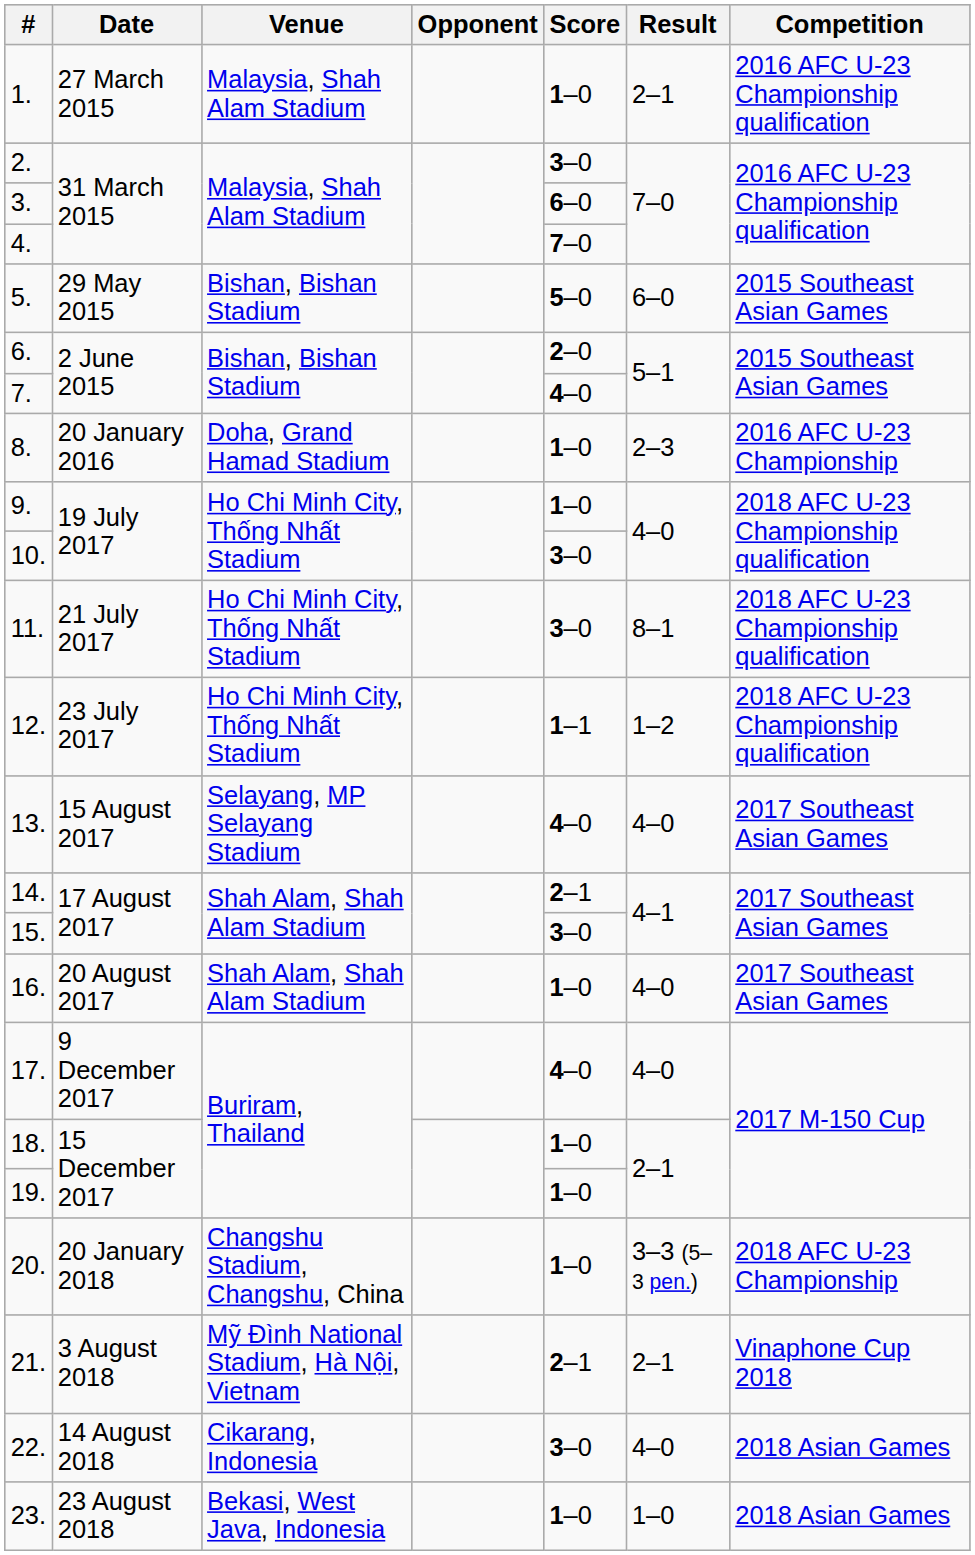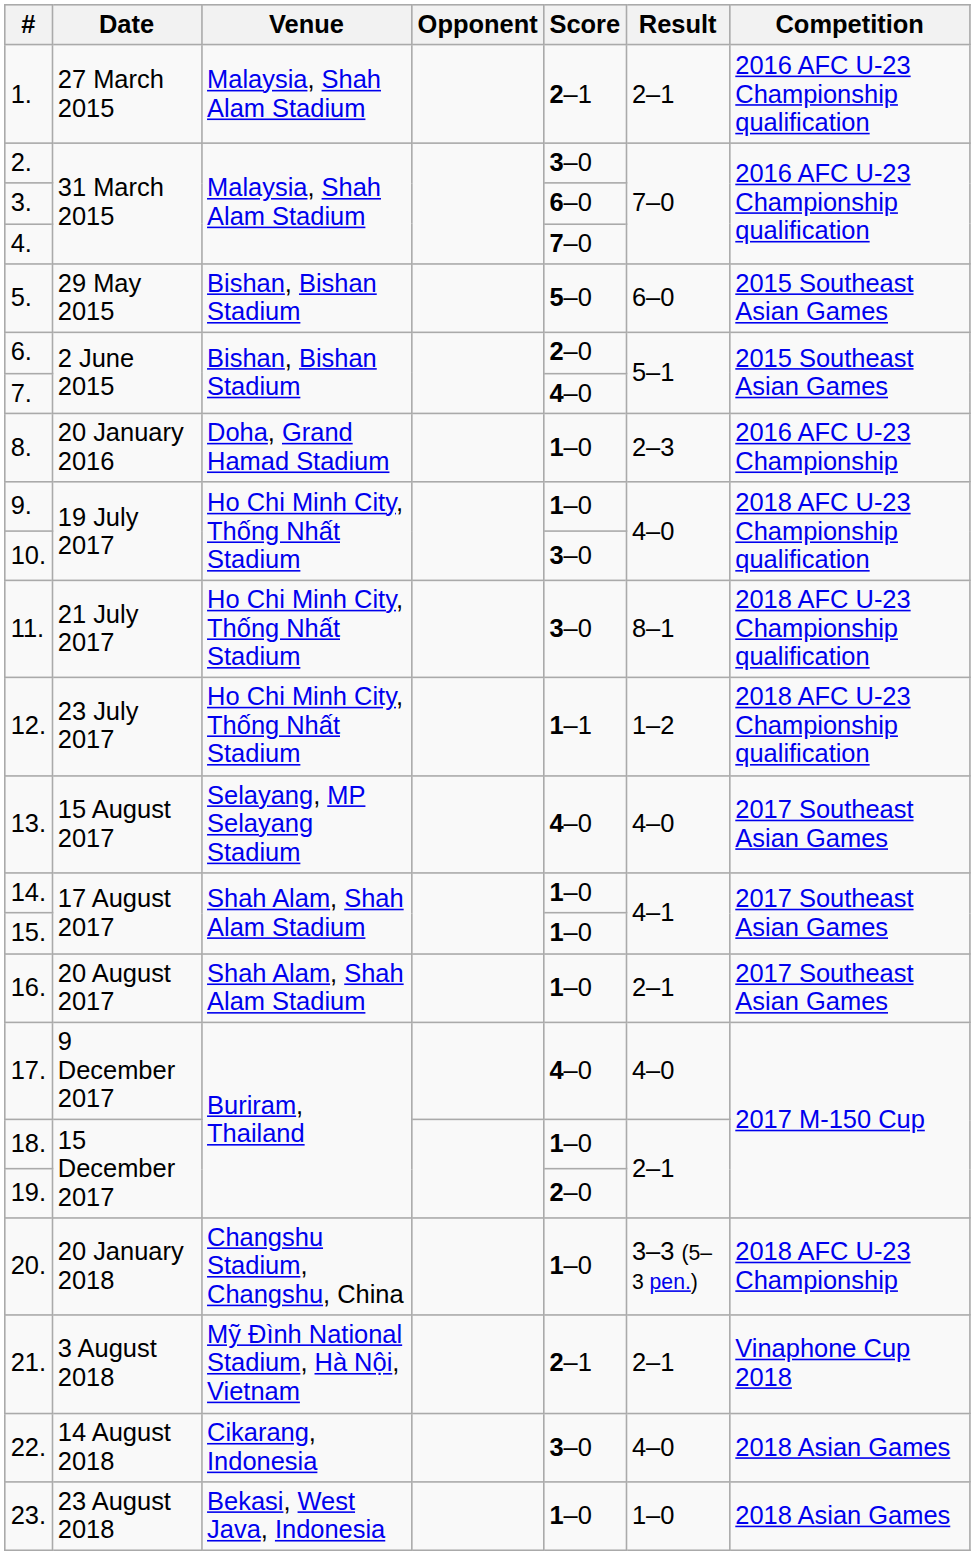(571, 93) 1–0 -> (571, 93) 2–1
(571, 892) 2–1 -> (571, 892) 1–0
(571, 932) 3–0 -> (571, 932) 1–0
(653, 987) 4–0 -> (653, 987) 2–1
(571, 1192) 1–0 -> (571, 1192) 2–0
